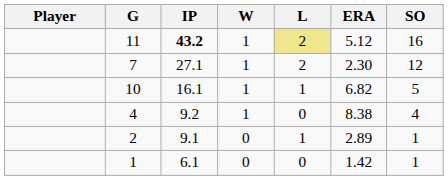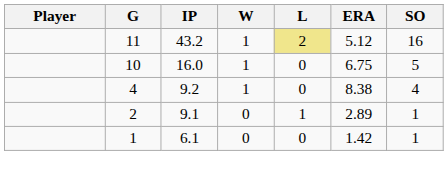(189, 41) bold -> (189, 41) normal
- row: (133, 65)
(189, 89) 16.1 -> (189, 65) 16.0
(302, 89) 1 -> (302, 65) 0
(359, 89) 6.82 -> (359, 65) 6.75
